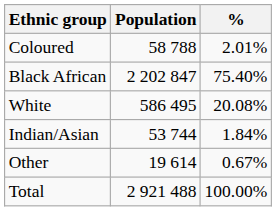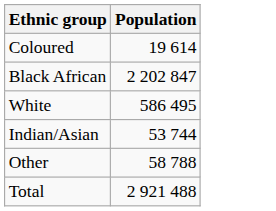- column: (236, 19)
(172, 47) 58 788 -> (172, 47) 19 614
(172, 163) 19 614 -> (172, 163) 58 788
